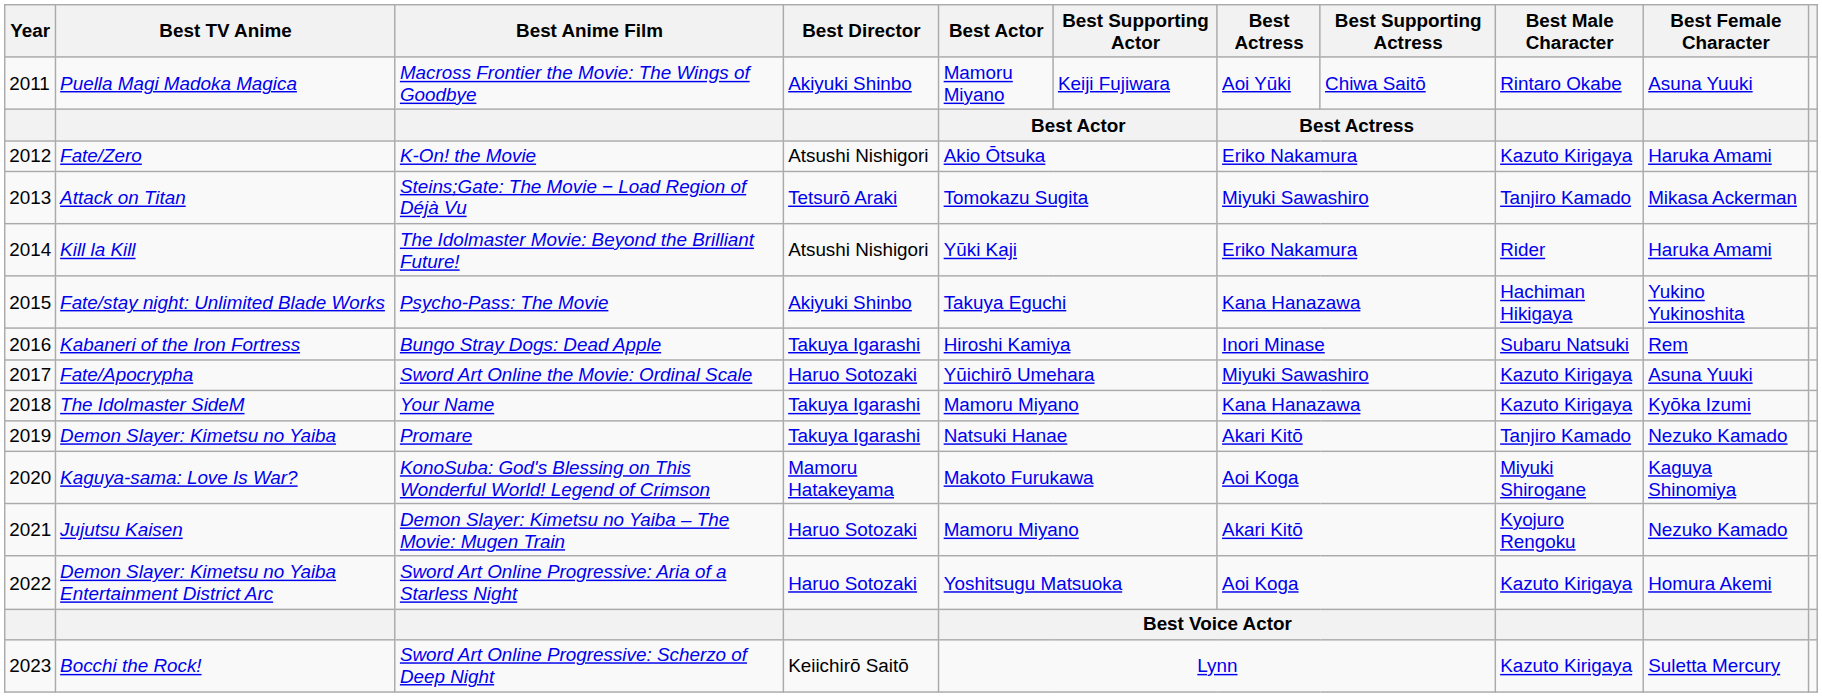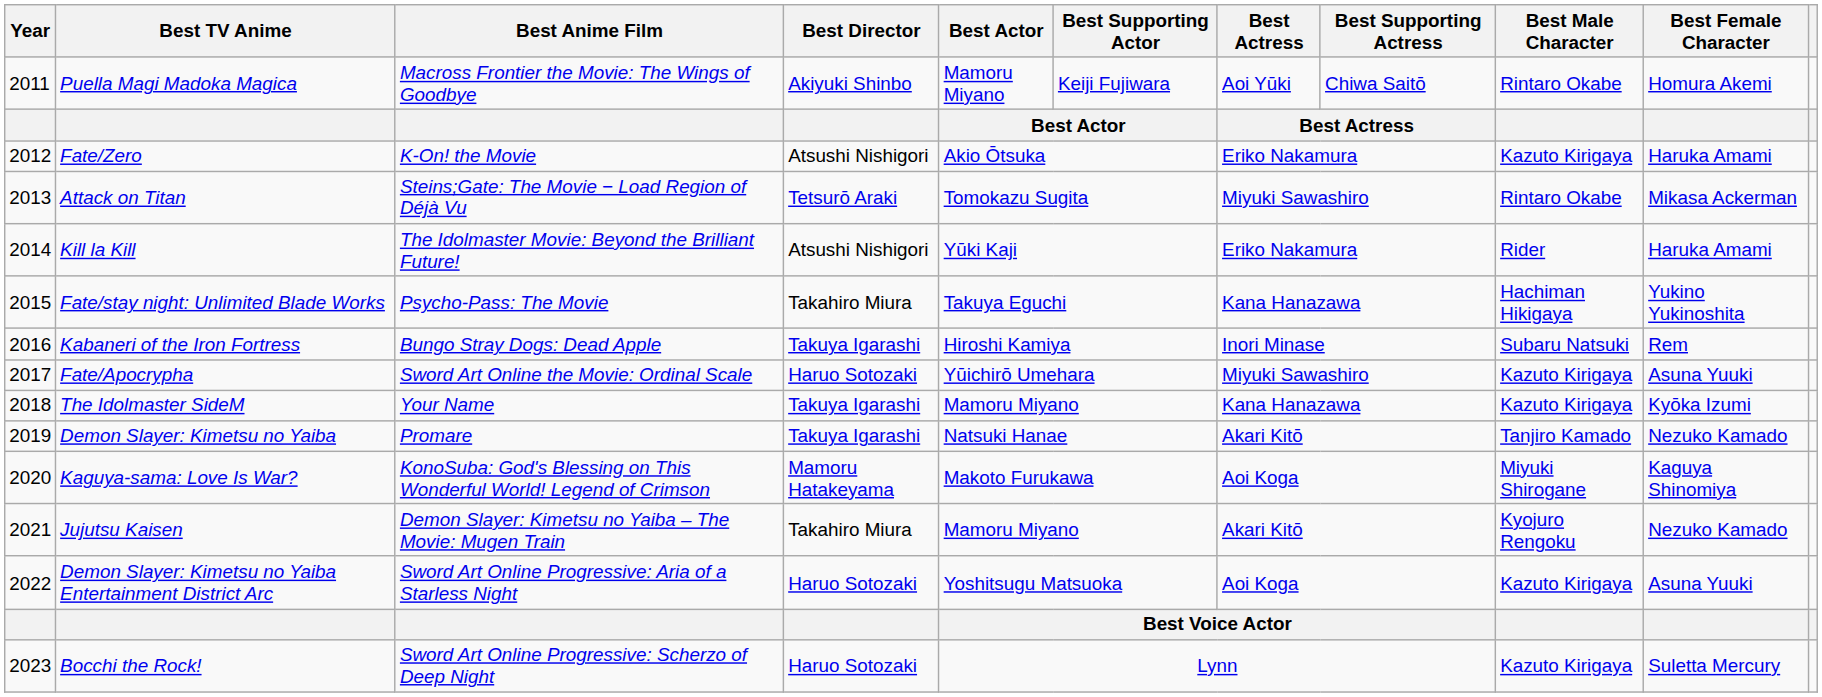(1700, 83) Asuna Yuuki -> (1710, 83) Homura Akemi
(1566, 197) Tanjiro Kamado -> (1561, 197) Rintaro Okabe
(850, 302) Akiyuki Shinbo -> (850, 302) Takahiro Miura
(853, 530) Haruo Sotozaki -> (850, 530) Takahiro Miura
(1710, 583) Homura Akemi -> (1700, 583) Asuna Yuuki
(848, 666) Keiichirō Saitō -> (853, 666) Haruo Sotozaki
